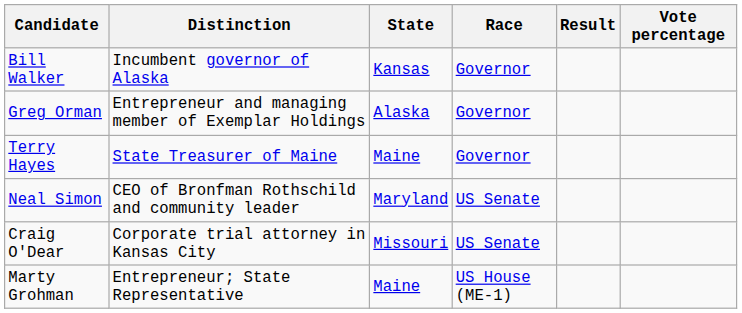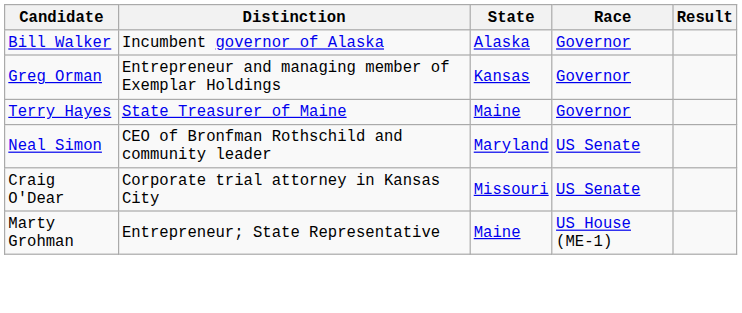- column: (678, 26)
(401, 70) Kansas -> (502, 43) Alaska
(401, 113) Alaska -> (502, 77) Kansas
